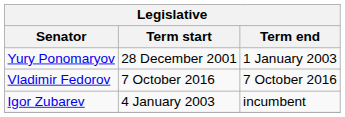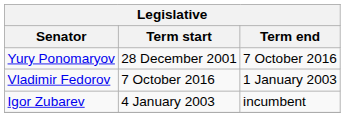(290, 58) 1 January 2003 -> (290, 58) 7 October 2016
(290, 79) 7 October 2016 -> (290, 79) 1 January 2003
